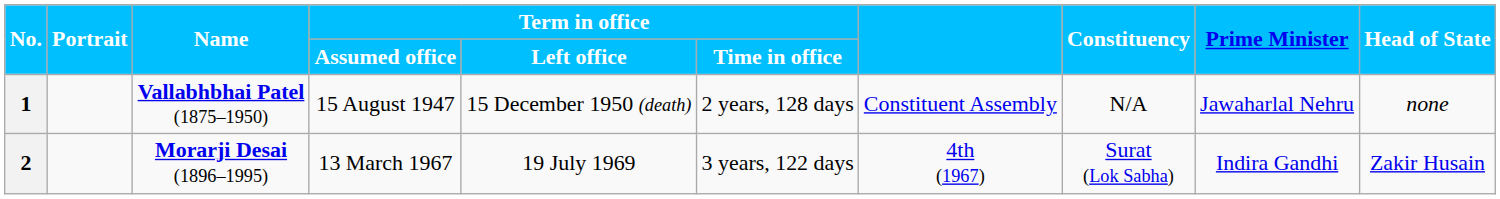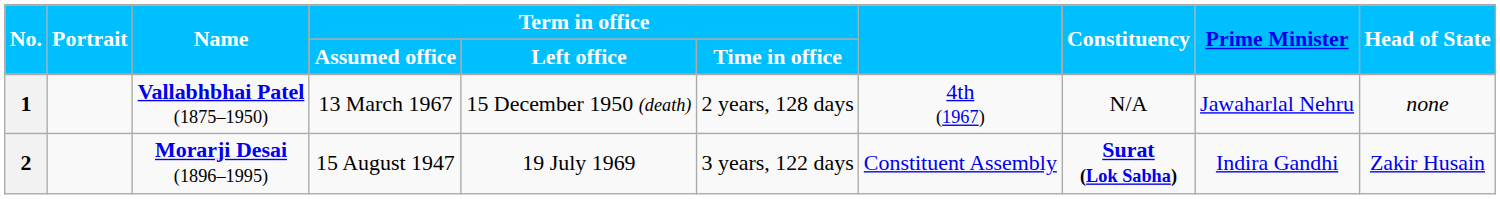(385, 103) 15 August 1947 -> (385, 103) 13 March 1967
(960, 103) Constituent Assembly -> (960, 103) 4th (1967)
(385, 163) 13 March 1967 -> (385, 163) 15 August 1947
(960, 163) 4th (1967) -> (960, 163) Constituent Assembly
(1128, 163) normal -> (1128, 163) bold
